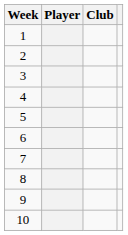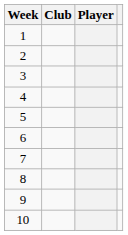columns swapped: (62, 14) <-> (100, 14)
